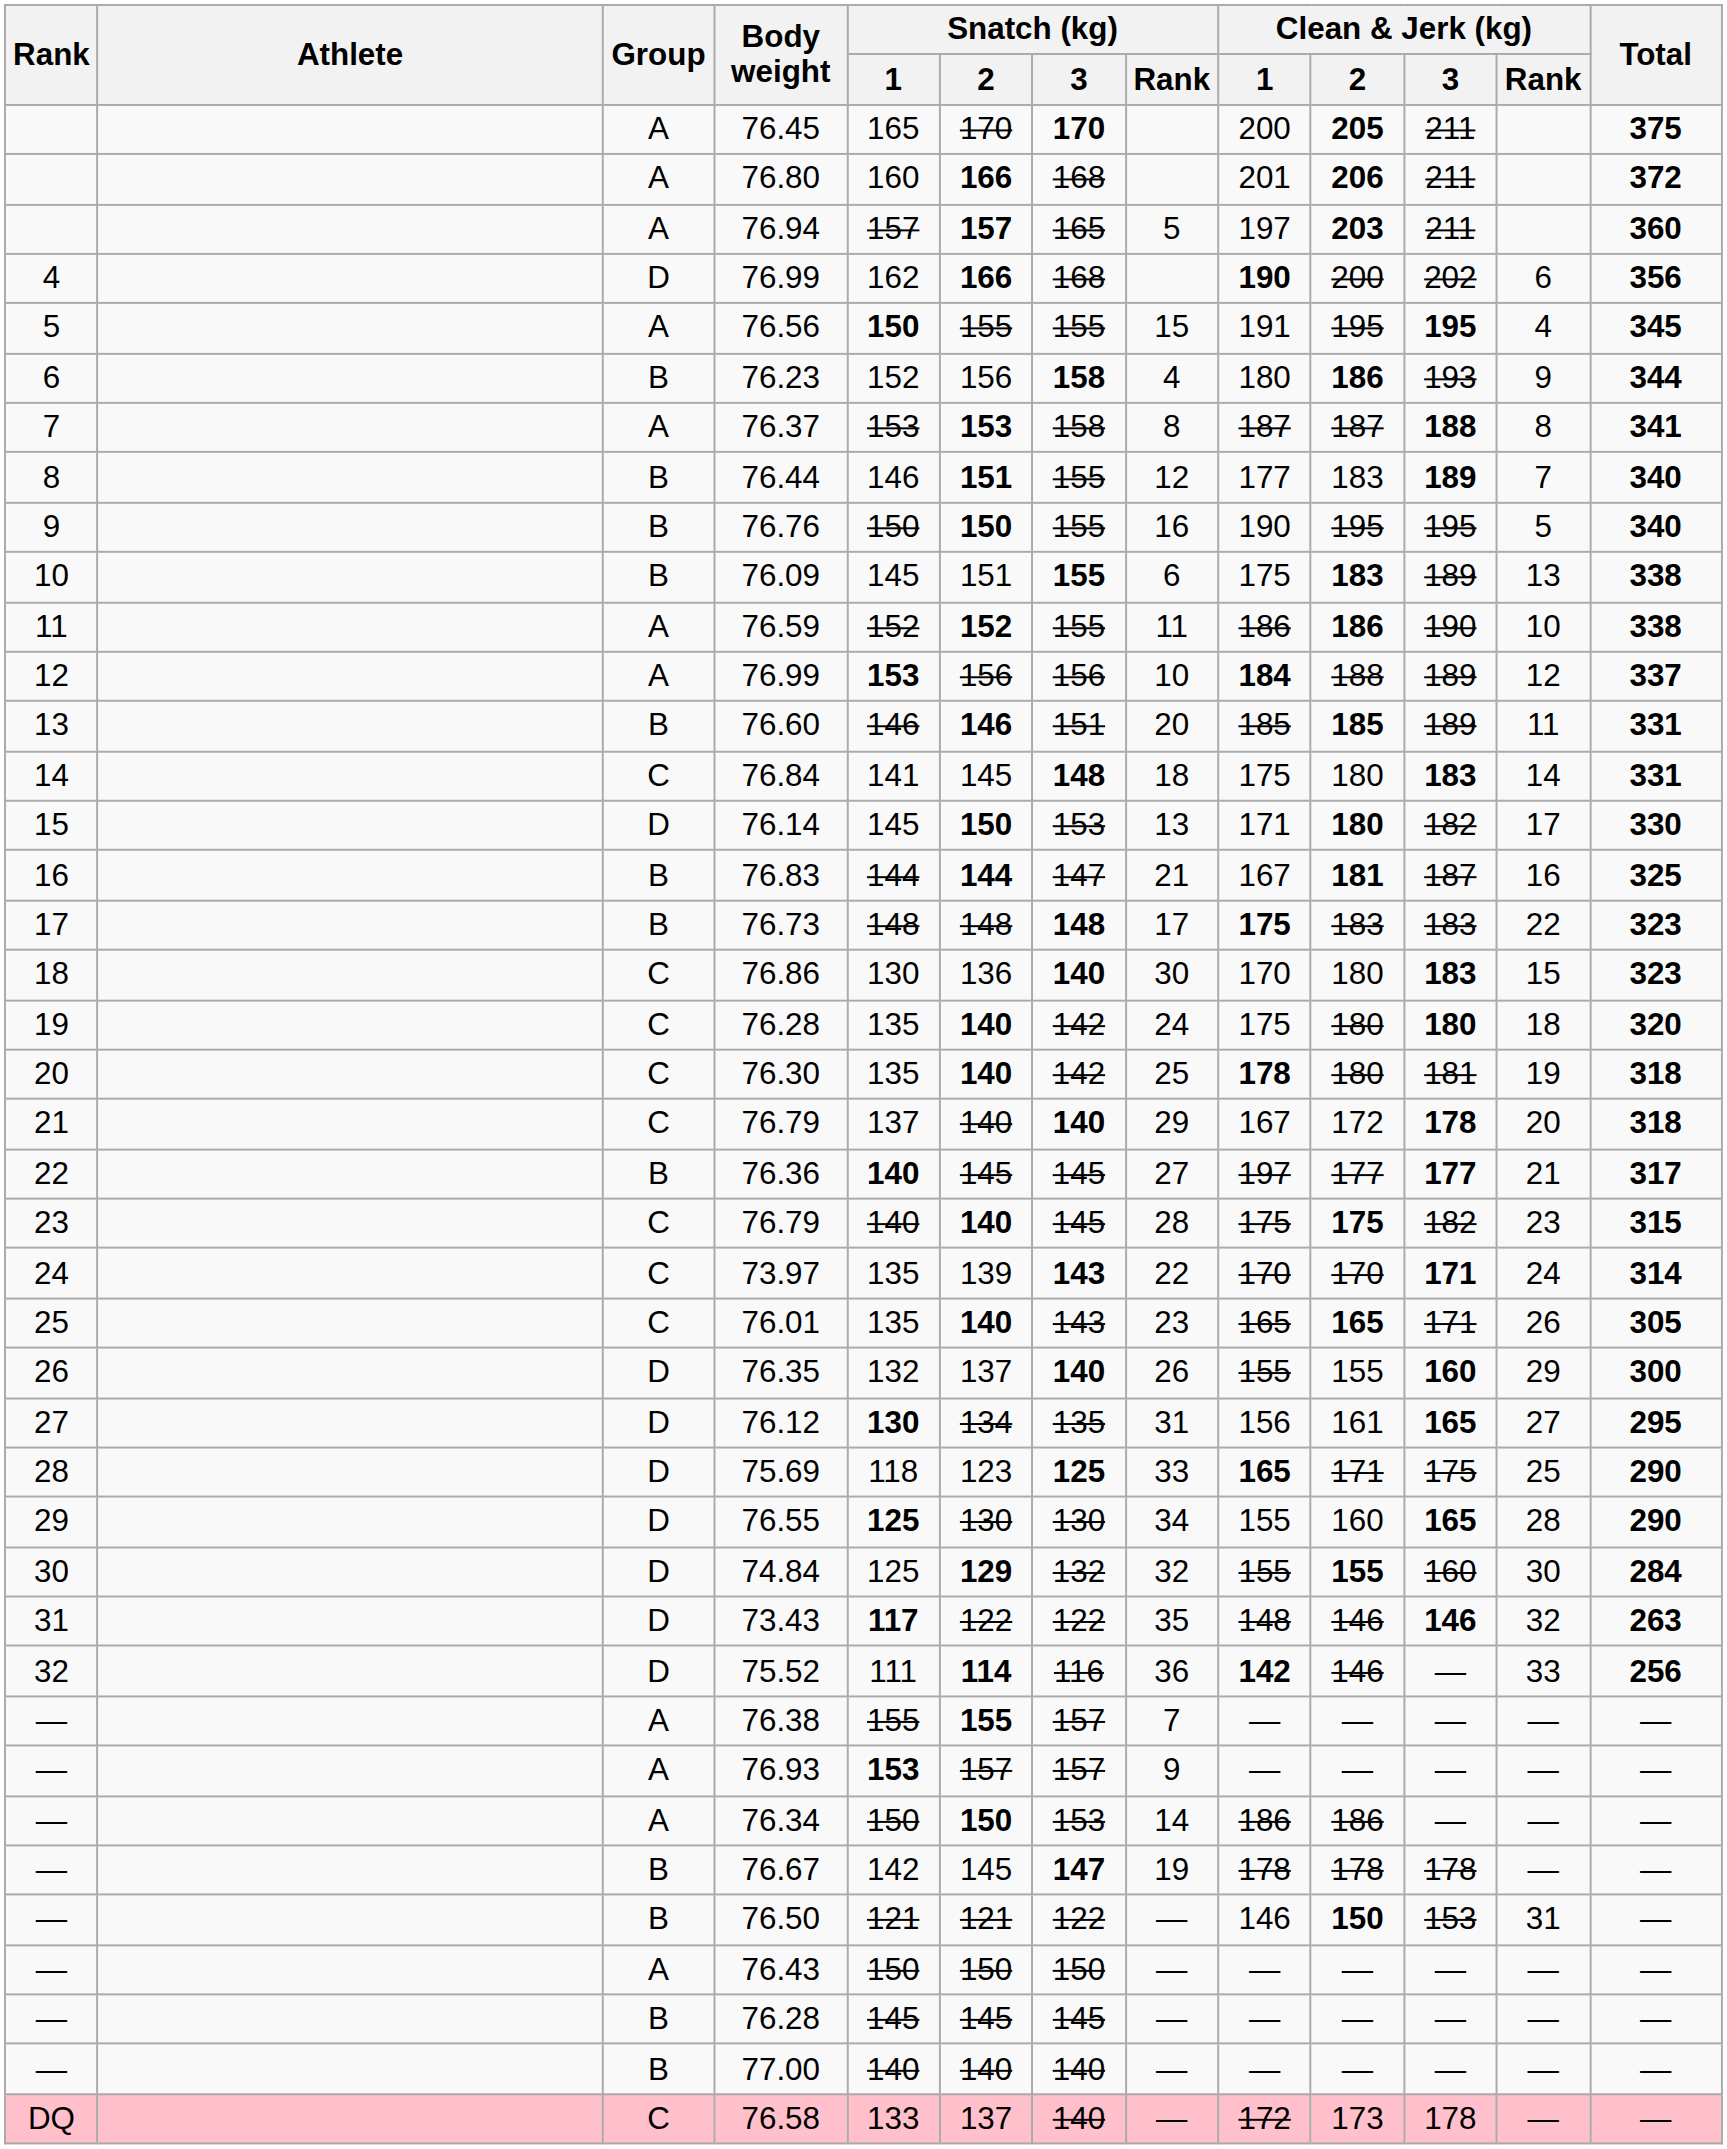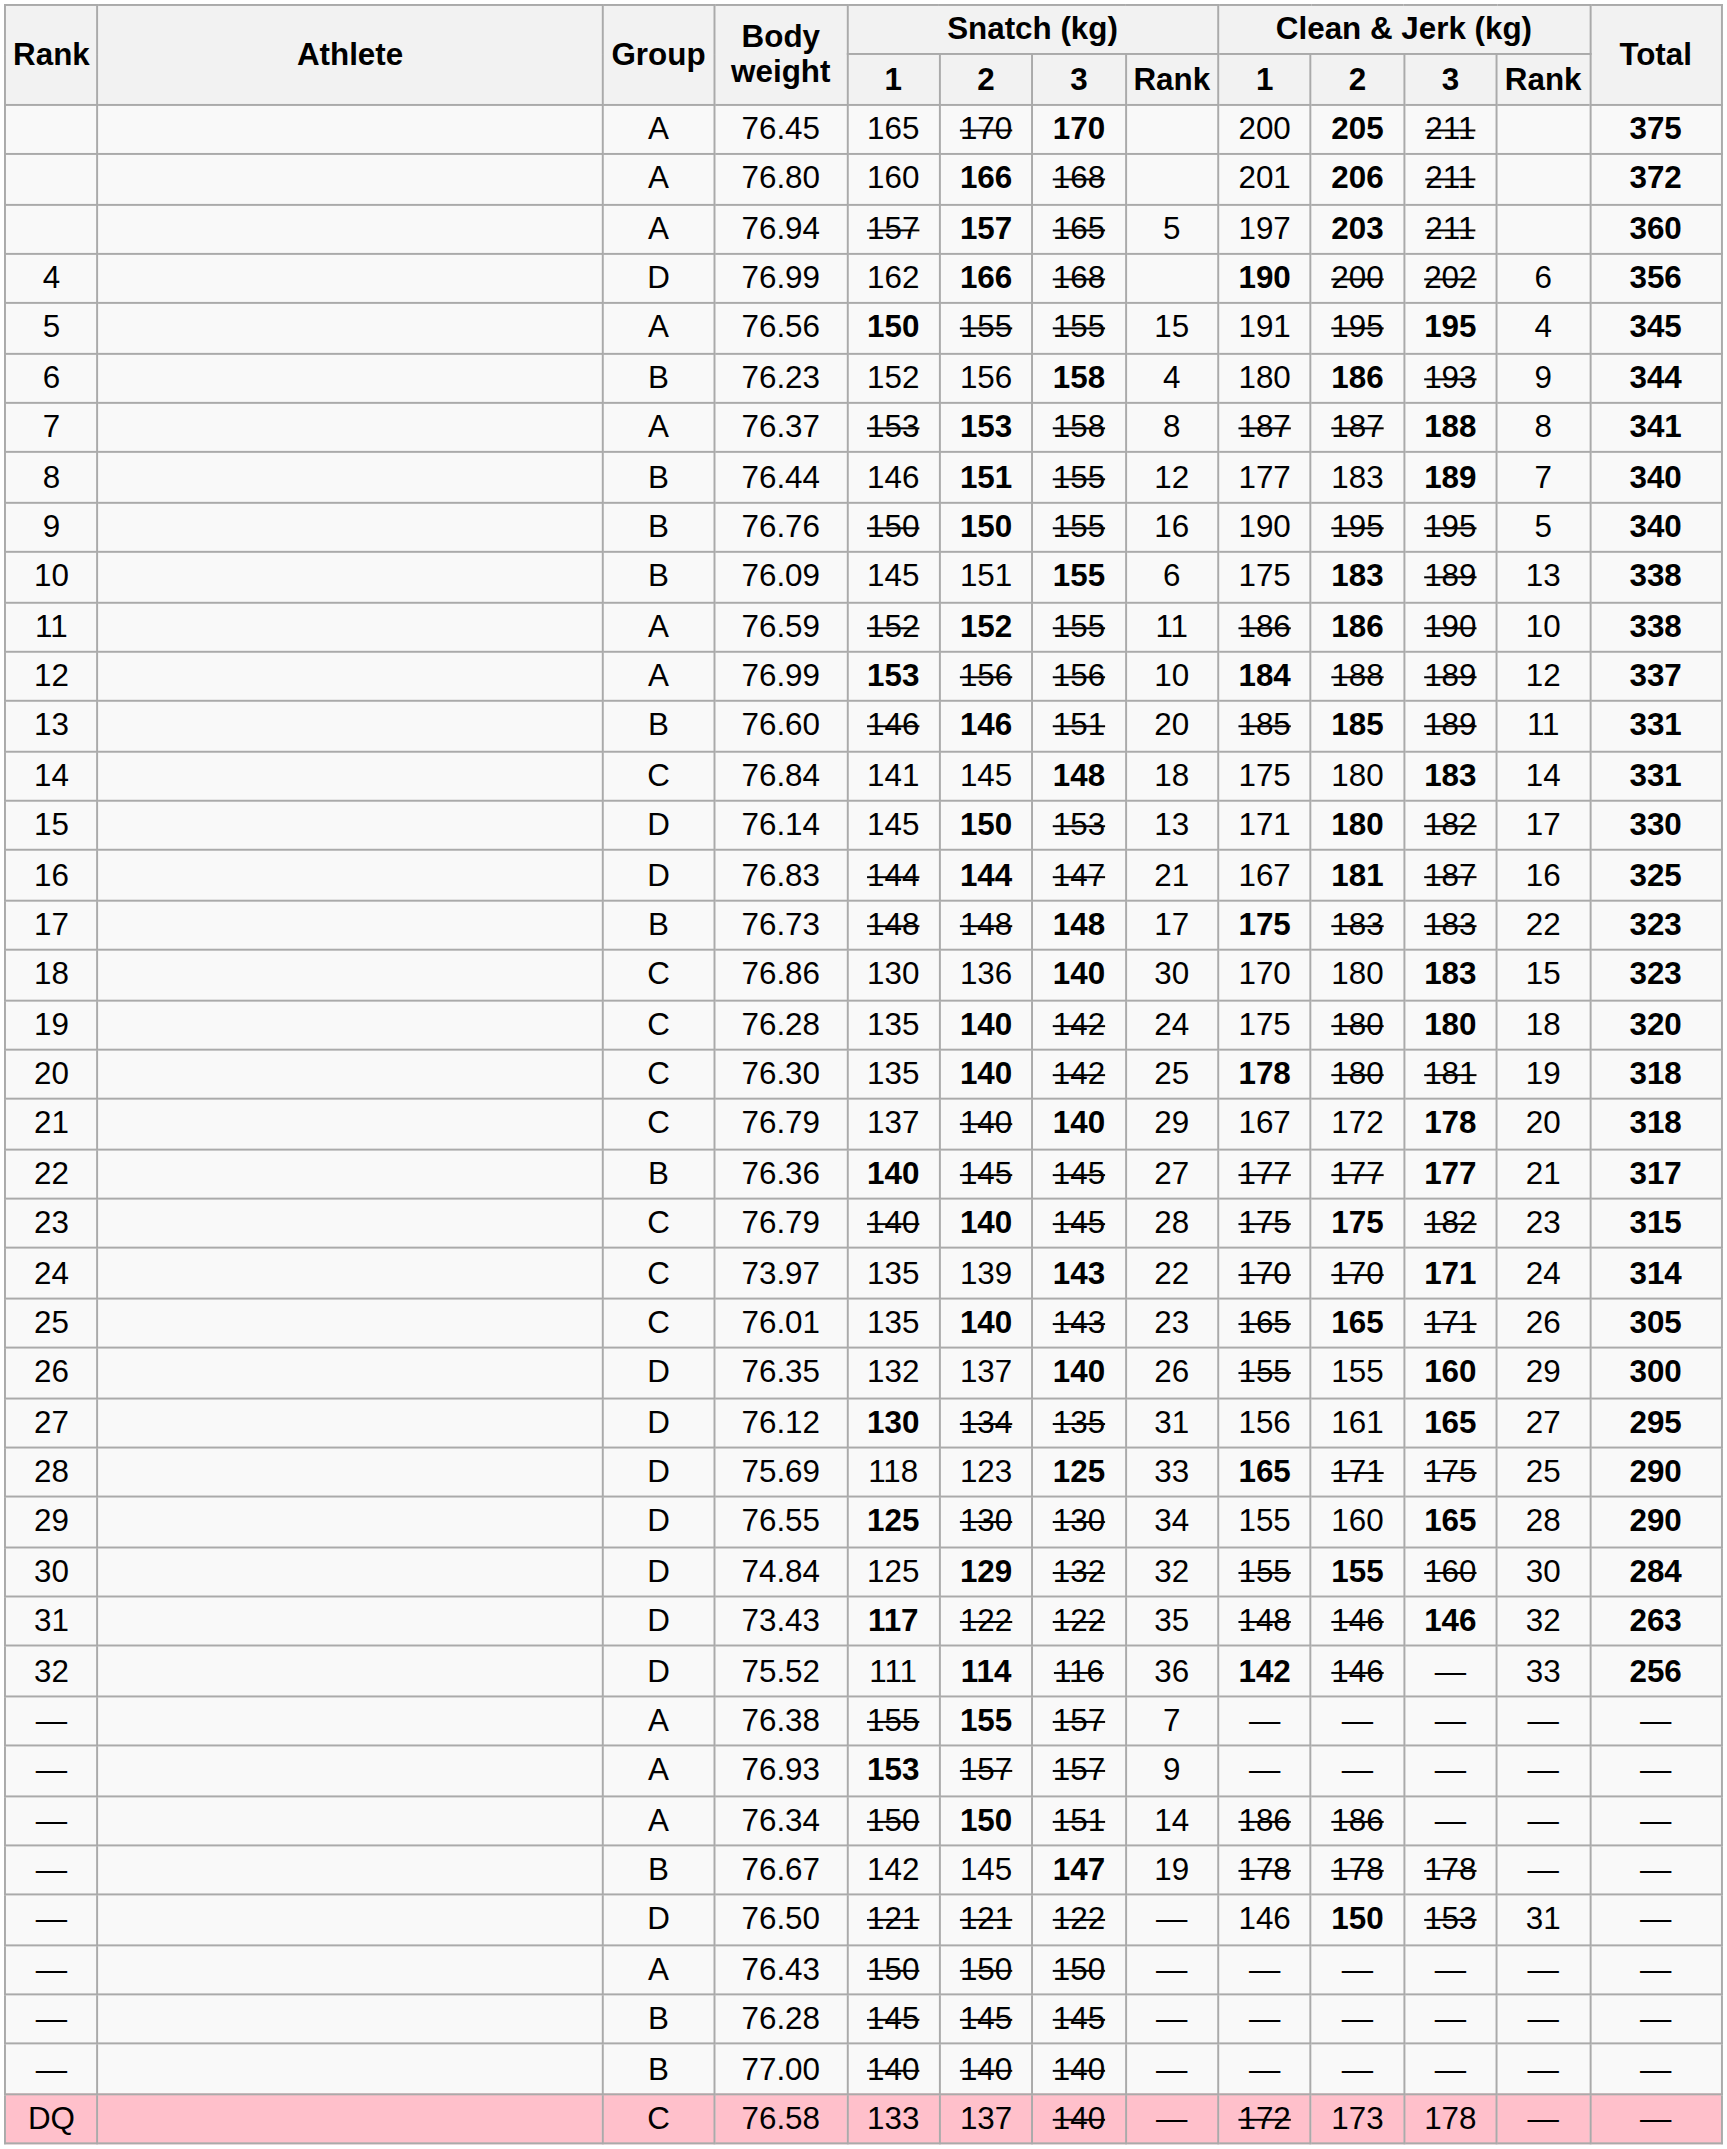(659, 874) B -> (659, 874) D
(1265, 1173) 197 -> (1265, 1173) 177
(1079, 1819) 153 -> (1079, 1819) 151
(659, 1919) B -> (659, 1919) D
